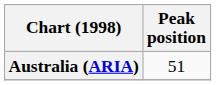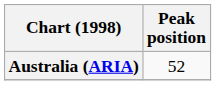(176, 65) 51 -> (176, 65) 52
